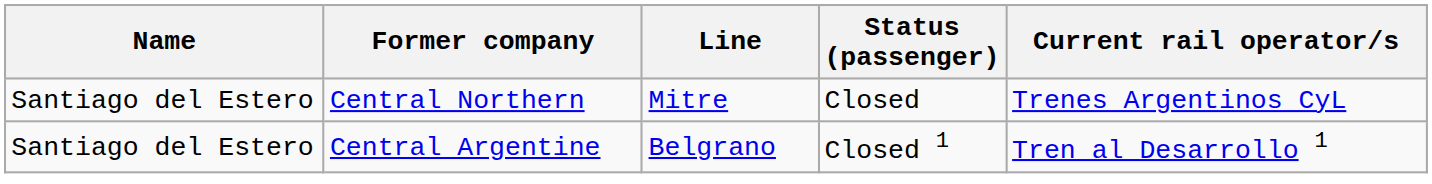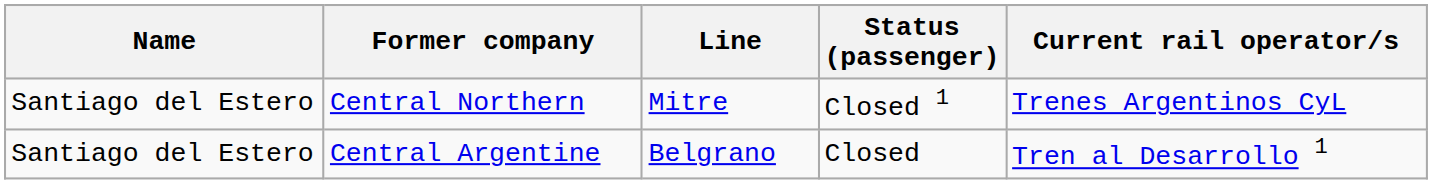(872, 100) Closed -> (887, 104) Closed 1
(887, 147) Closed 1 -> (872, 154) Closed
